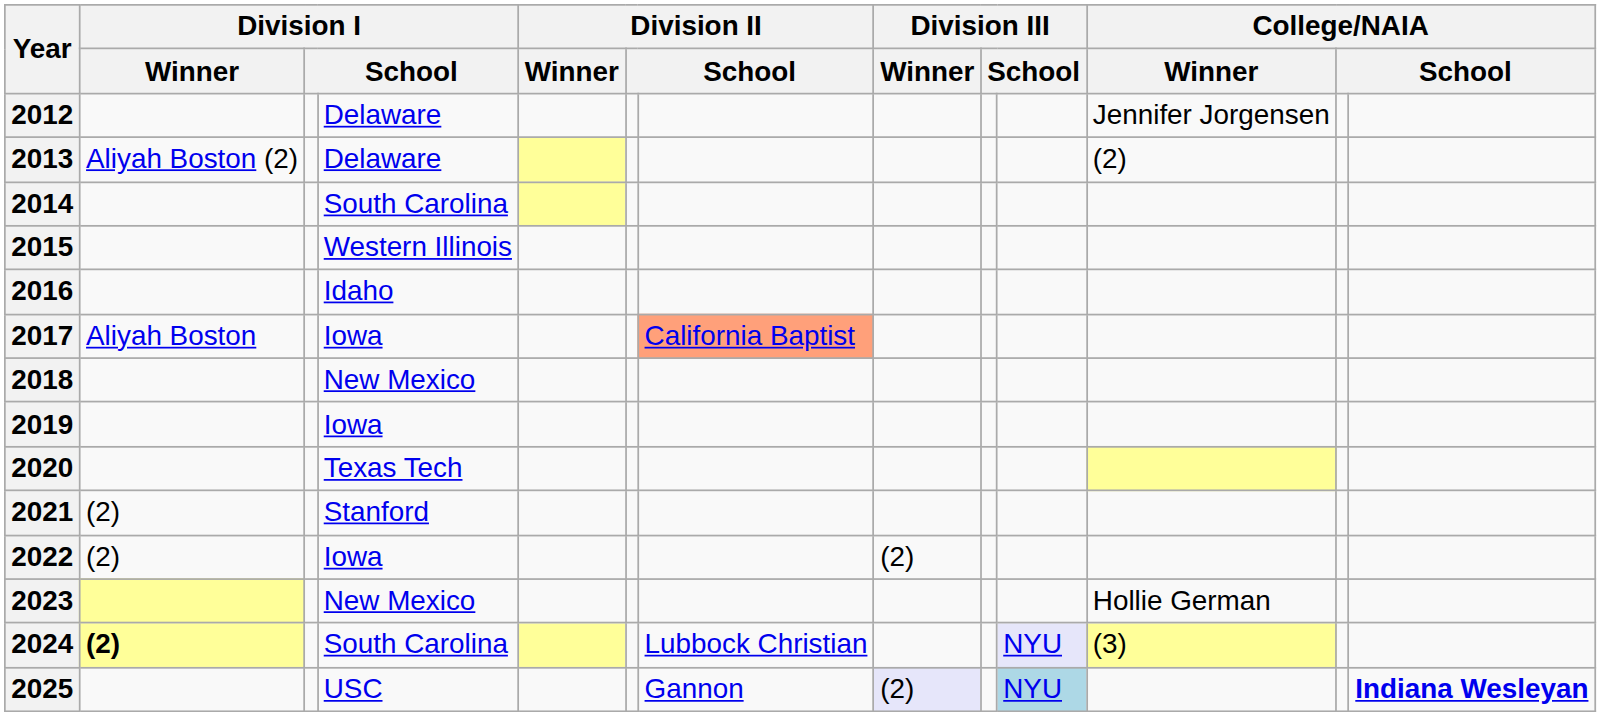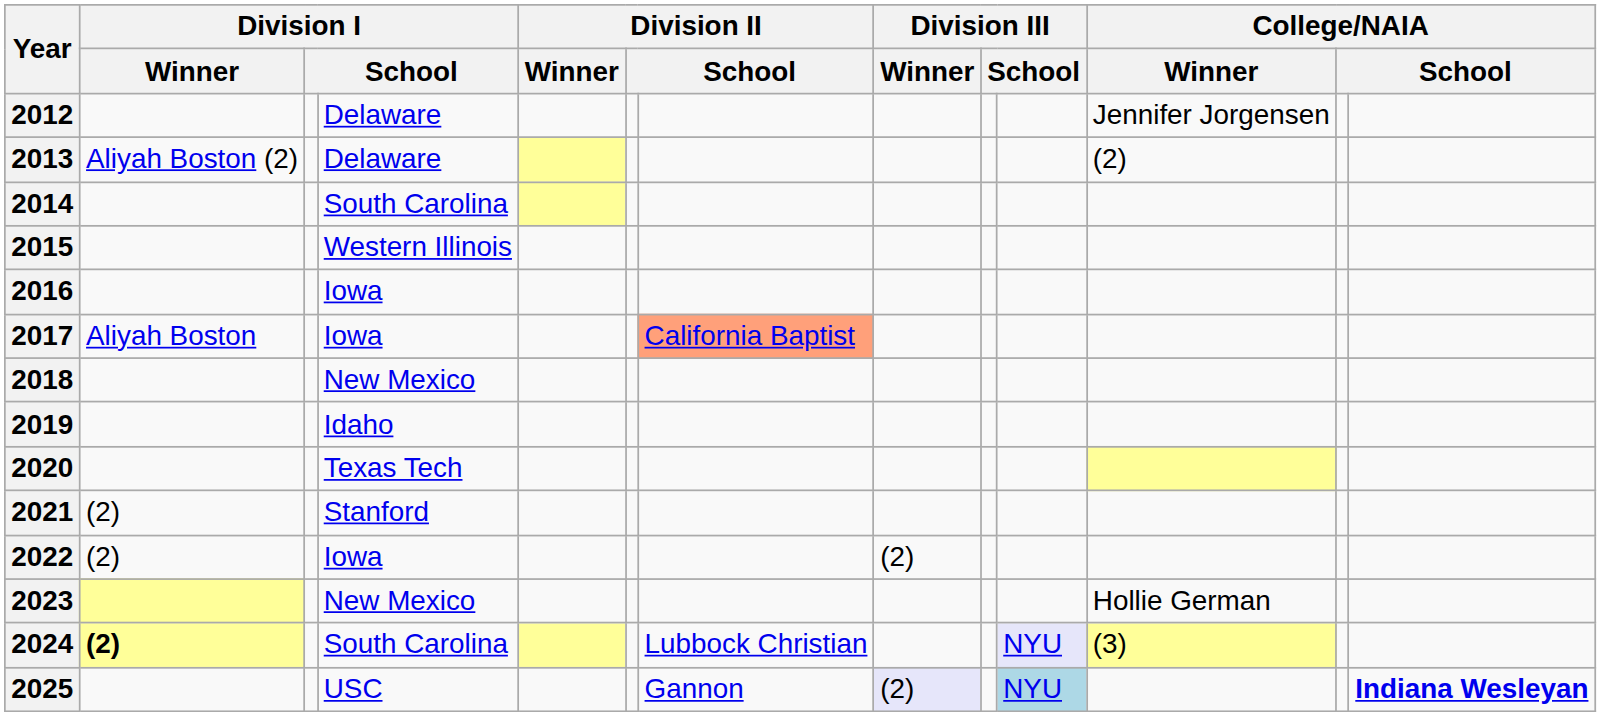(359, 291) Idaho -> (353, 291) Iowa
(353, 423) Iowa -> (359, 423) Idaho
